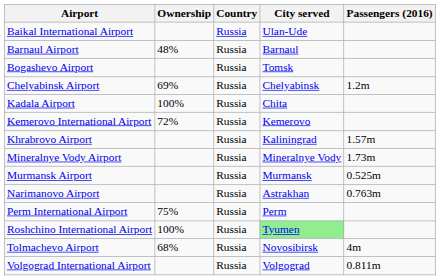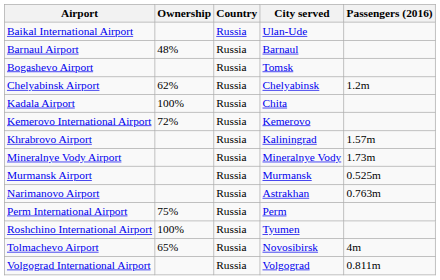(168, 85) 69% -> (168, 85) 62%
(281, 229) lightgreen background -> (281, 229) no background
(168, 247) 68% -> (168, 247) 65%
